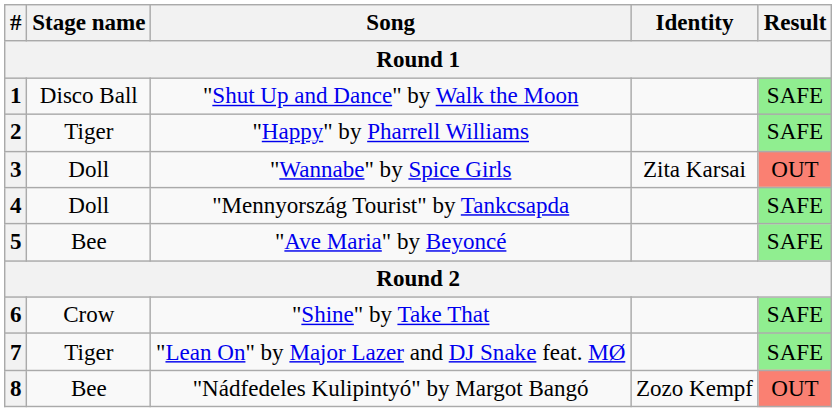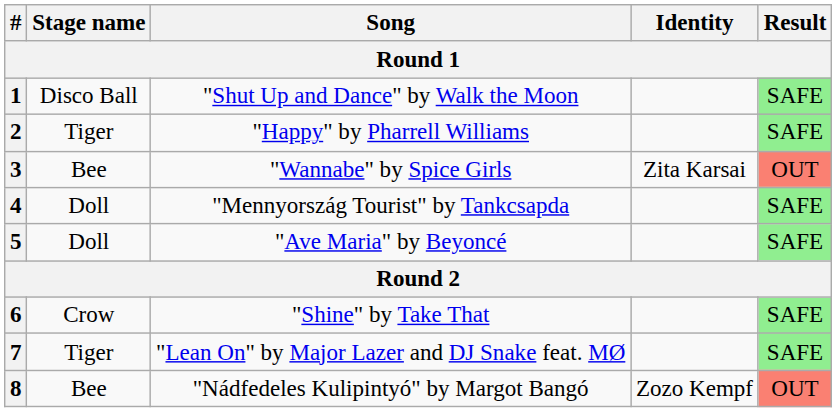(89, 168) Doll -> (89, 168) Bee
(89, 242) Bee -> (89, 242) Doll
